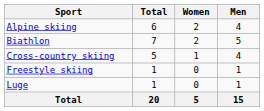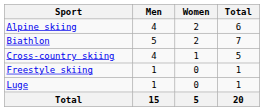columns swapped: (238, 12) <-> (154, 12)
